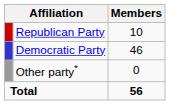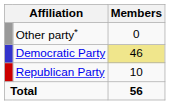rows swapped: (60, 32) <-> (47, 70)
(136, 50) no background -> (136, 53) khaki background
